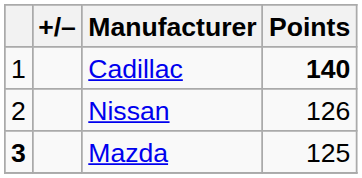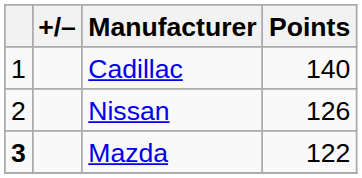(328, 68) bold -> (328, 68) normal
(328, 152) 125 -> (328, 152) 122
